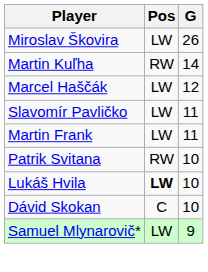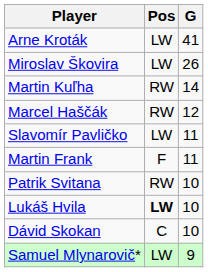+ row: (48, 40)
(162, 87) LW -> (162, 111) RW
(162, 135) LW -> (162, 159) F
